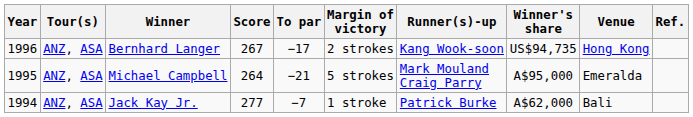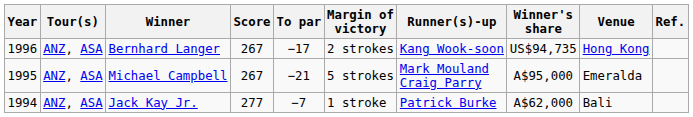(252, 76) 264 -> (252, 76) 267
